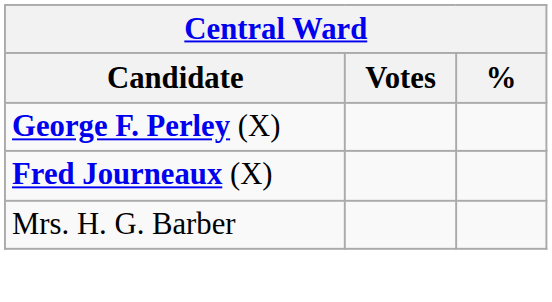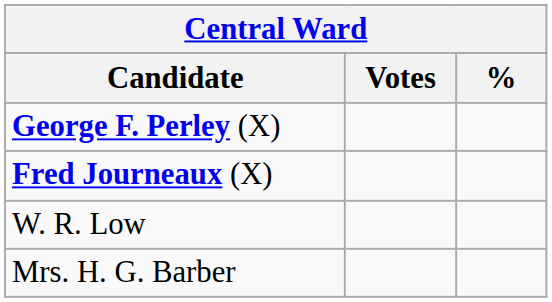+ row: (79, 223)
